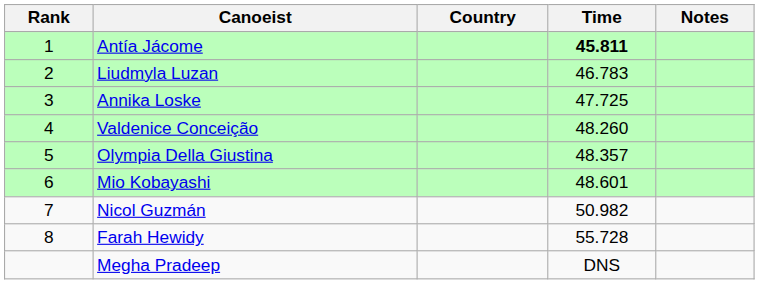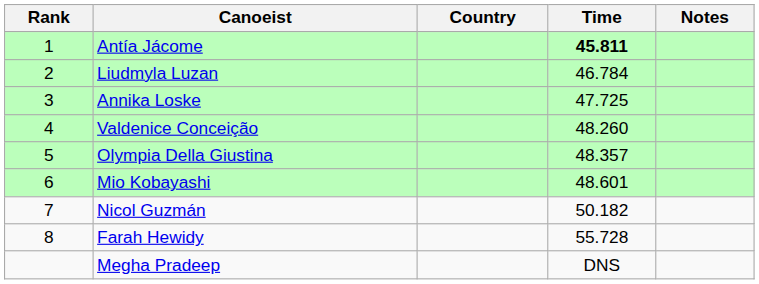(602, 73) 46.783 -> (602, 73) 46.784
(602, 210) 50.982 -> (602, 210) 50.182
